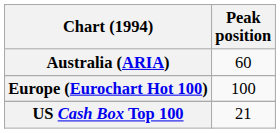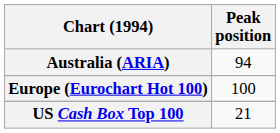(243, 62) 60 -> (243, 62) 94
